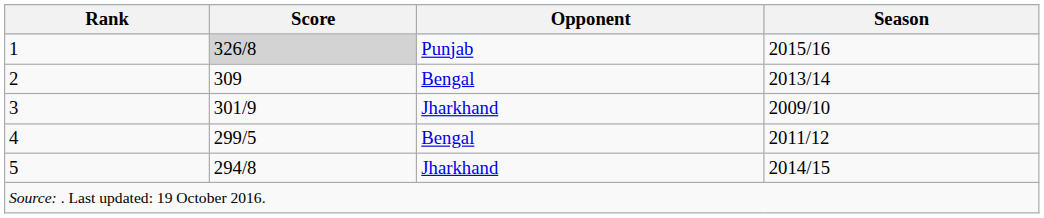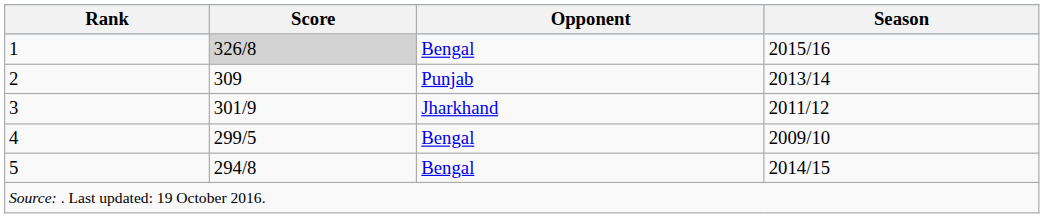(447, 49) Punjab -> (448, 49) Bengal
(448, 78) Bengal -> (447, 78) Punjab
(799, 108) 2009/10 -> (799, 108) 2011/12
(799, 138) 2011/12 -> (799, 138) 2009/10
(460, 167) Jharkhand -> (448, 167) Bengal
